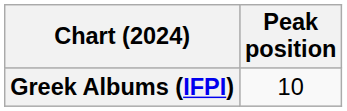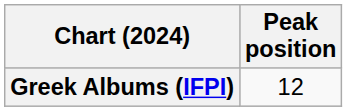(291, 86) 10 -> (291, 86) 12
